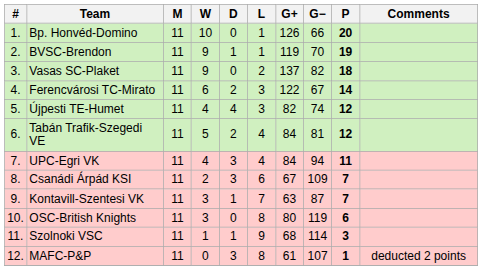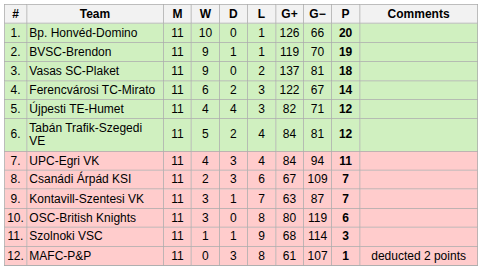(318, 71) 82 -> (318, 71) 81
(318, 109) 74 -> (318, 109) 71
